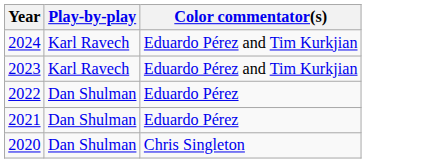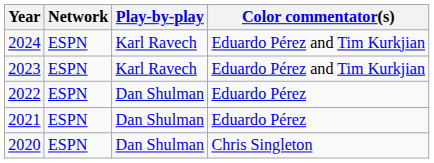+ column: (78, 17)
